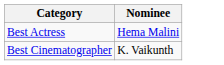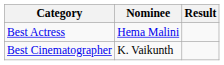+ column: (200, 13)
